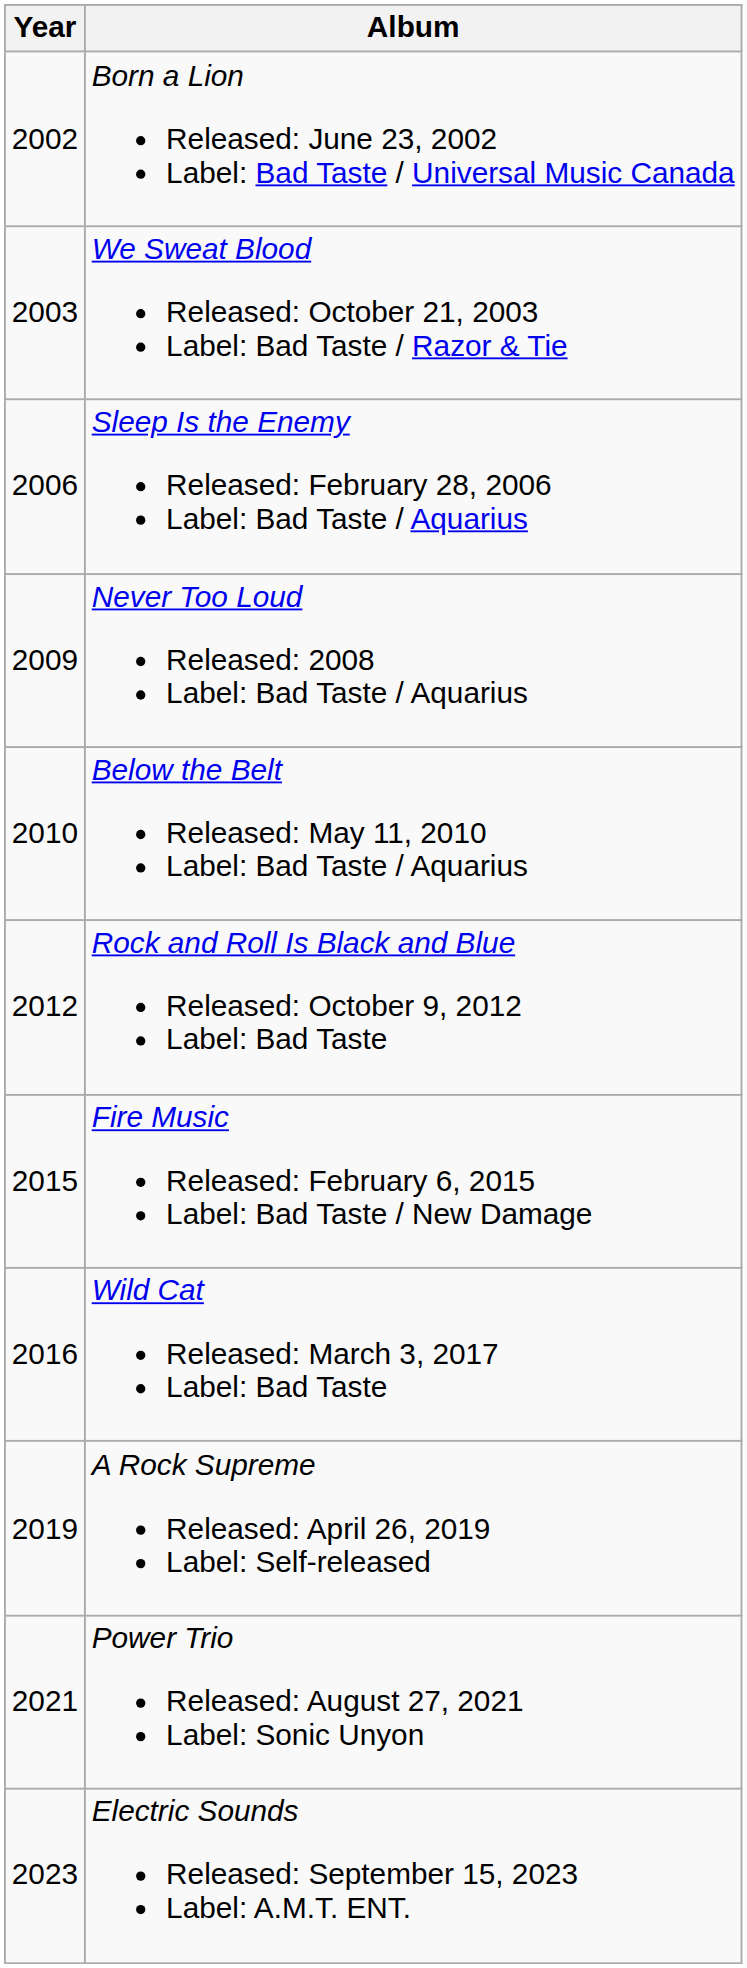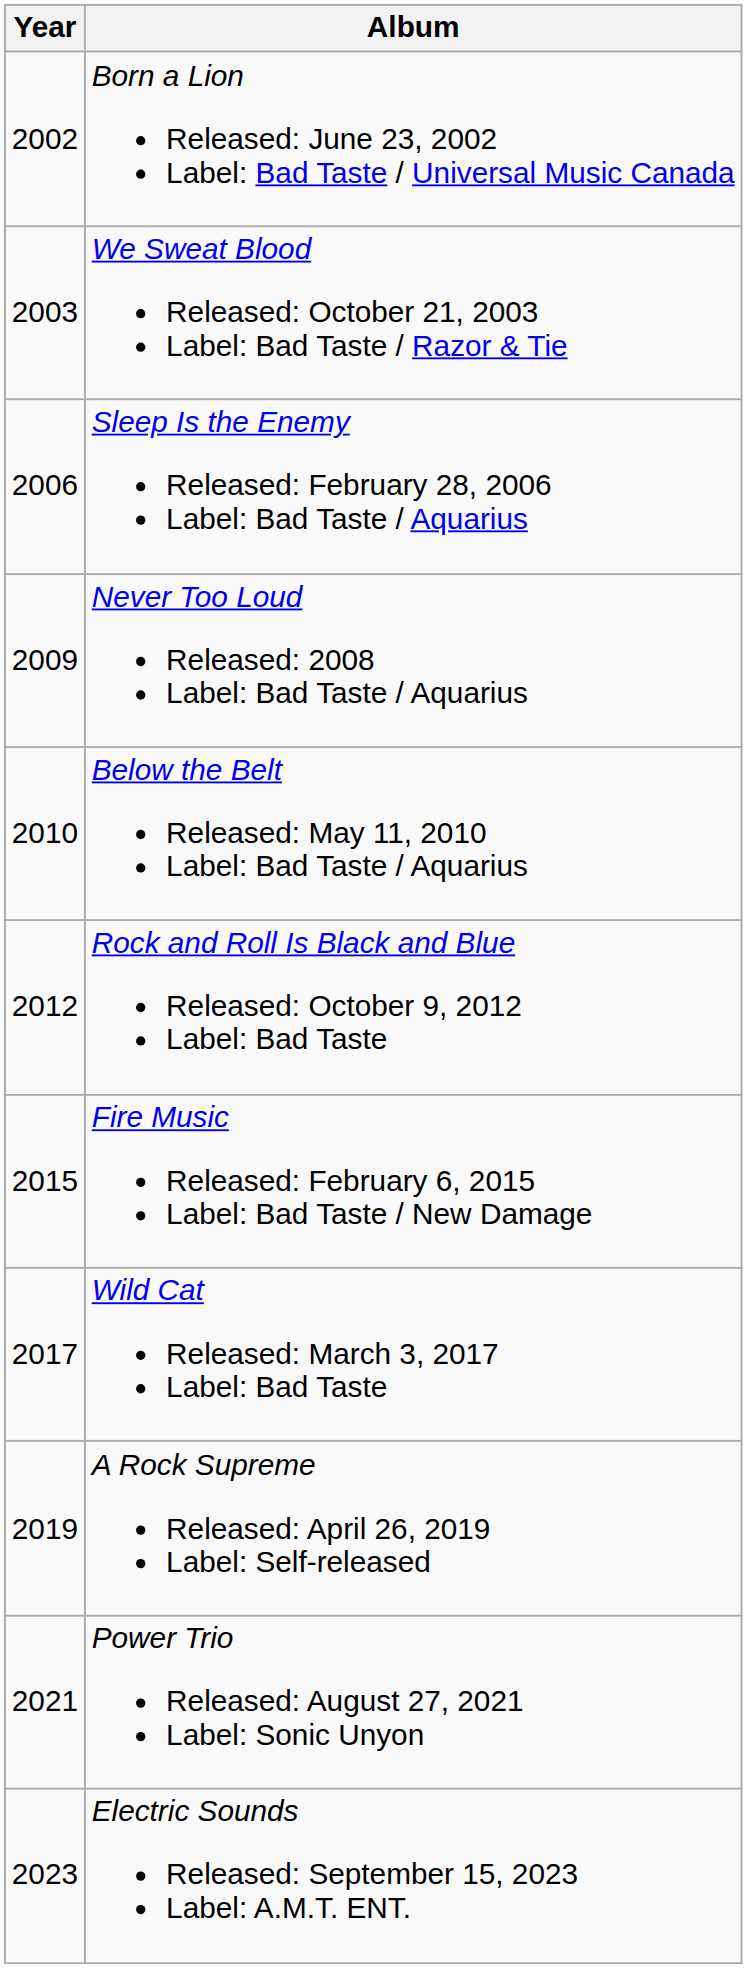(45, 1354) 2016 -> (45, 1354) 2017
